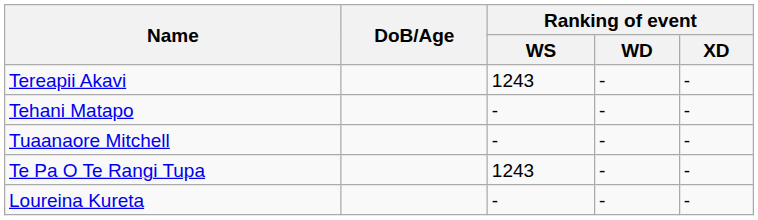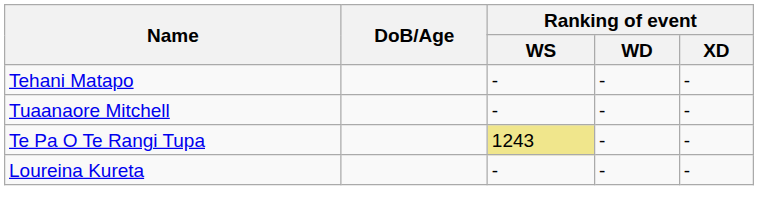- row: (68, 80)
(513, 170) no background -> (513, 140) khaki background
